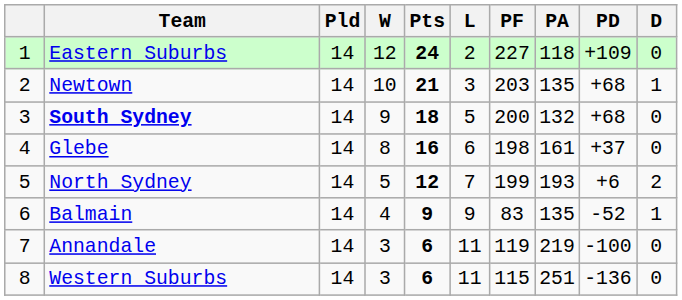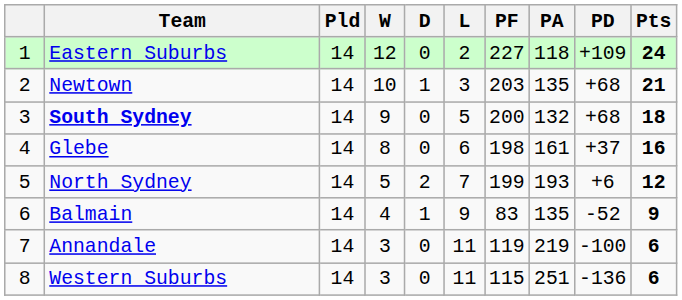columns swapped: (656, 21) <-> (427, 21)
